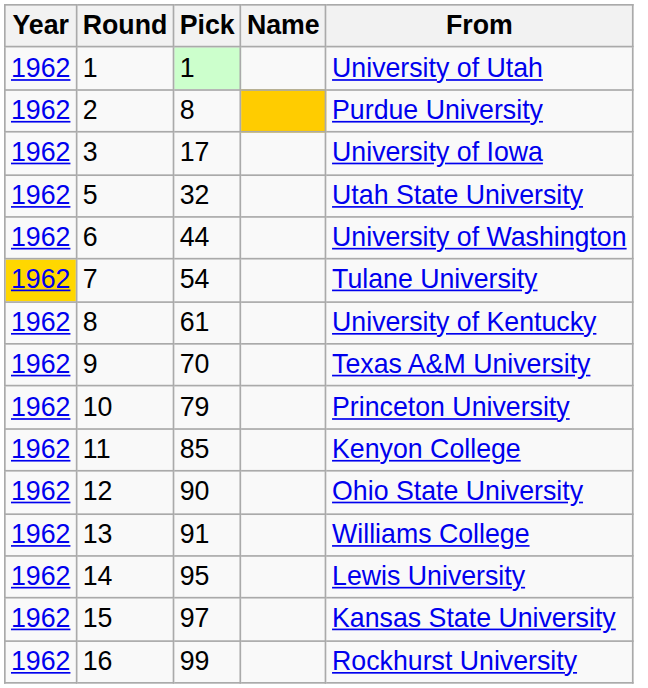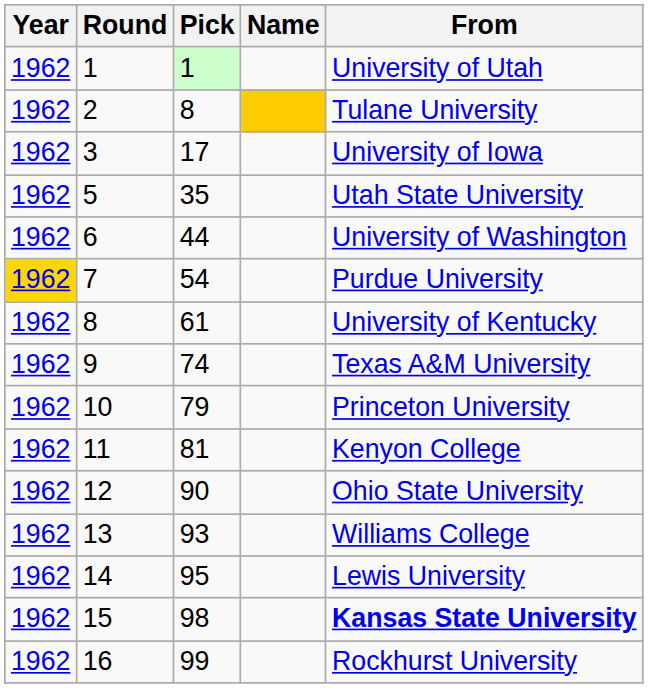(437, 110) Purdue University -> (435, 110) Tulane University
(195, 195) 32 -> (195, 195) 35
(435, 279) Tulane University -> (437, 279) Purdue University
(195, 364) 70 -> (195, 364) 74
(195, 449) 85 -> (195, 449) 81
(195, 534) 91 -> (195, 534) 93
(195, 618) 97 -> (195, 618) 98
(474, 618) normal -> (484, 618) bold
